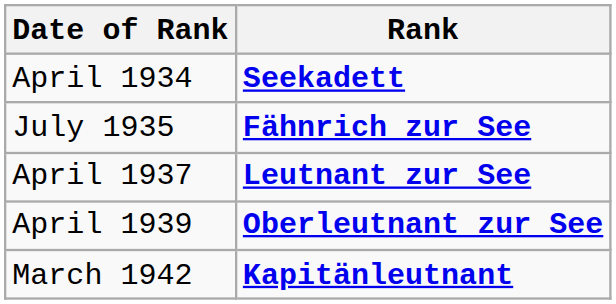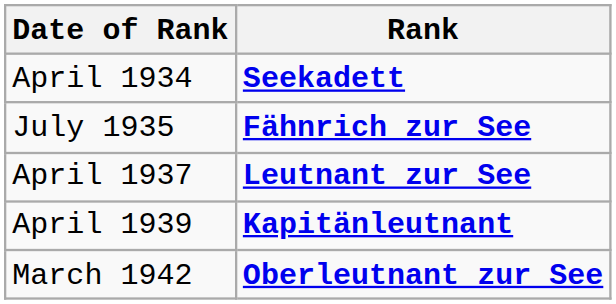(423, 225) Oberleutnant zur See -> (378, 225) Kapitänleutnant
(378, 274) Kapitänleutnant -> (423, 274) Oberleutnant zur See
